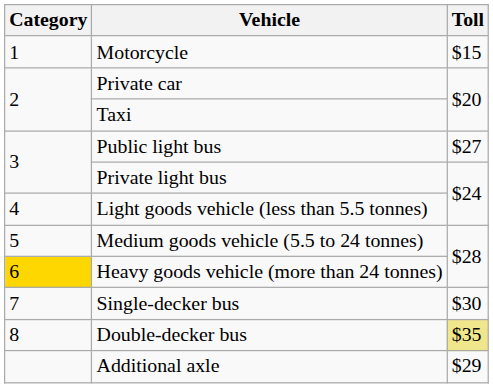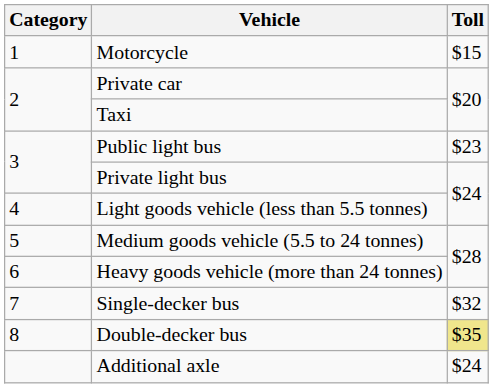(467, 146) $27 -> (467, 146) $23
(14, 271) gold background -> (14, 271) no background
(467, 303) $30 -> (467, 303) $32
(467, 366) $29 -> (467, 366) $24
